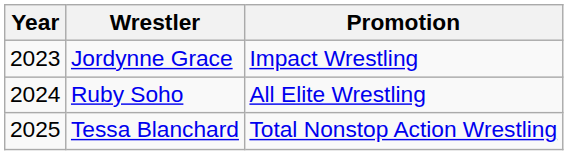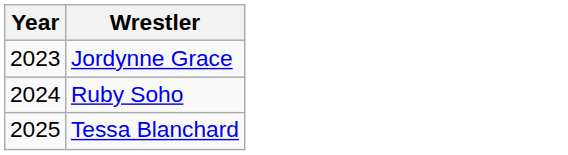- column: (403, 22)
